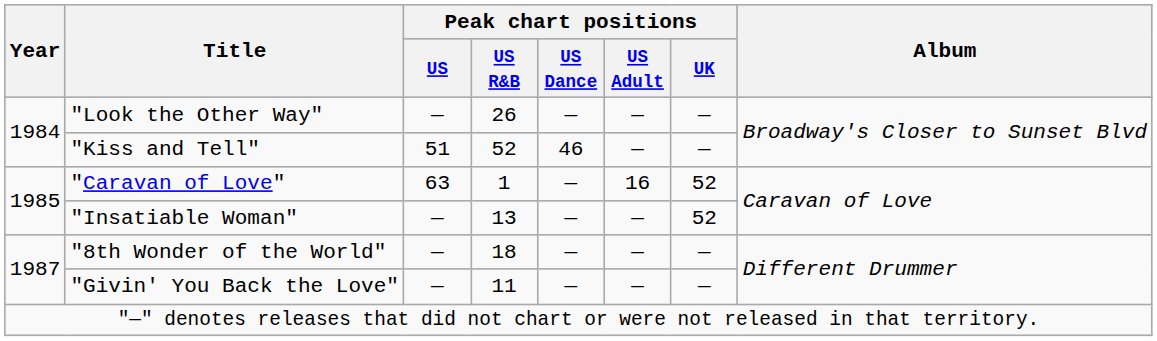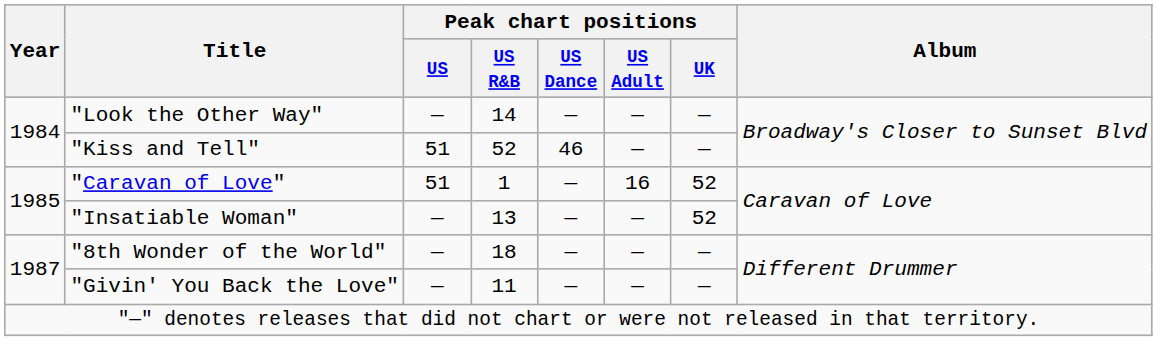(504, 115) 26 -> (504, 115) 14
(437, 184) 63 -> (437, 184) 51
